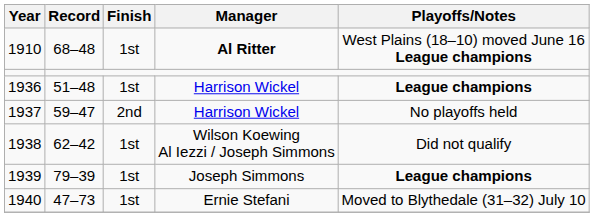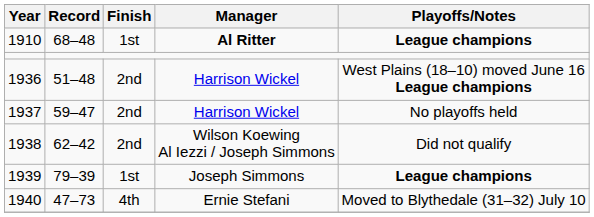(464, 48) West Plains (18–10) moved June 16 League champions -> (464, 40) League champions
(129, 87) 1st -> (129, 79) 2nd
(464, 87) League champions -> (464, 79) West Plains (18–10) moved June 16 League champions
(129, 144) 1st -> (129, 144) 2nd
(129, 200) 1st -> (129, 200) 4th
